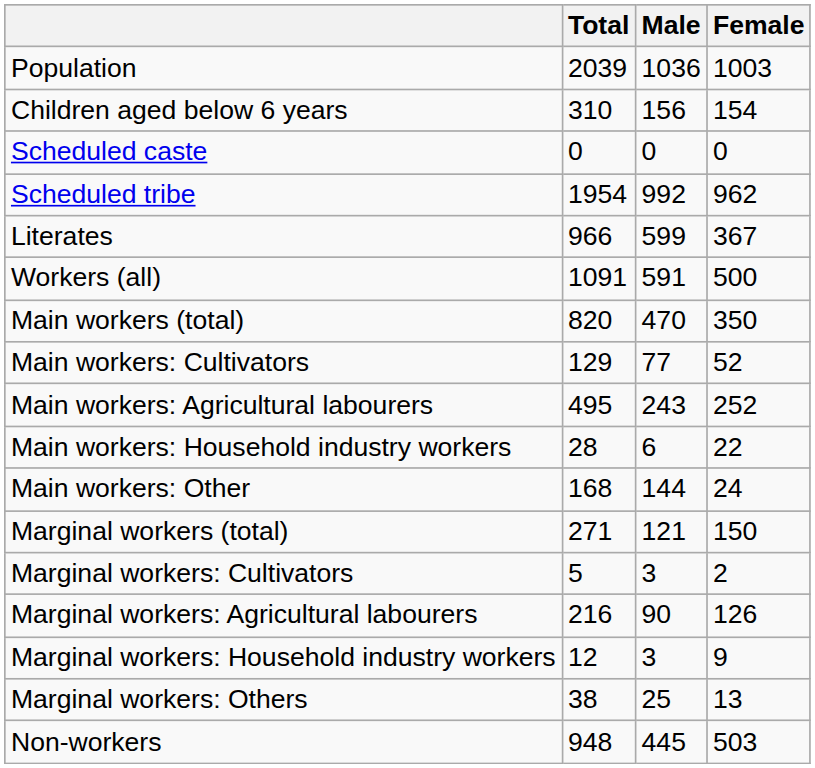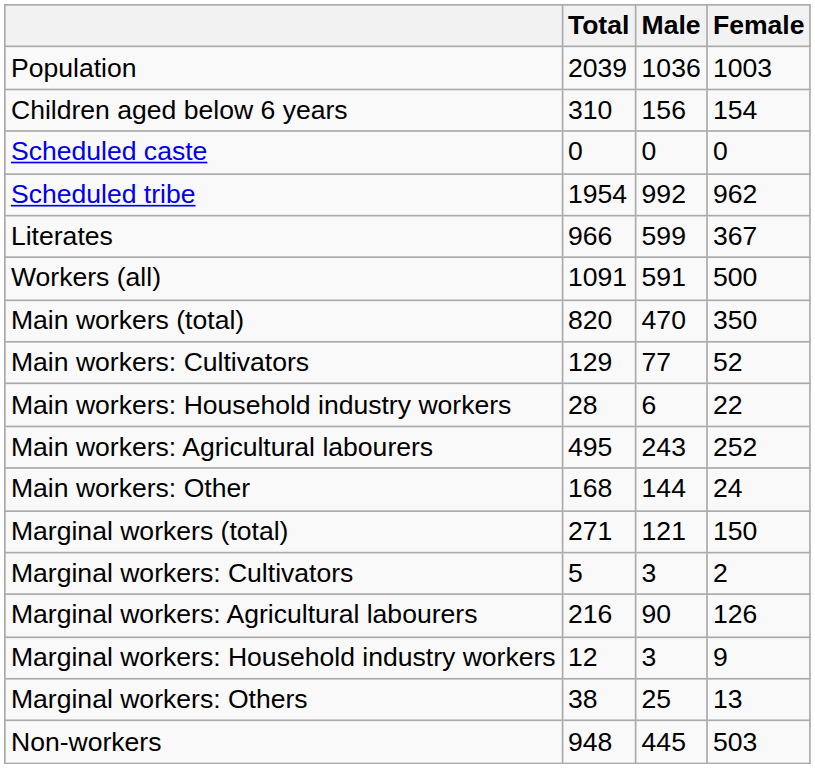rows swapped: (222, 404) <-> (261, 446)
